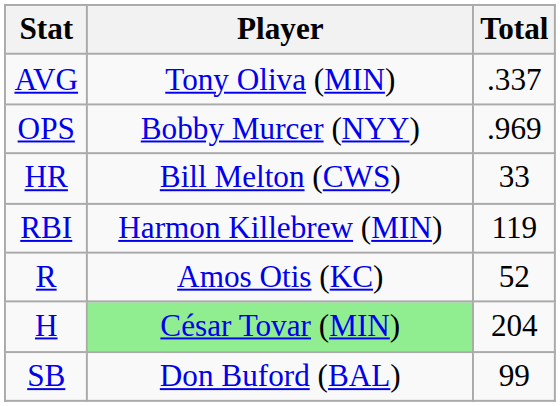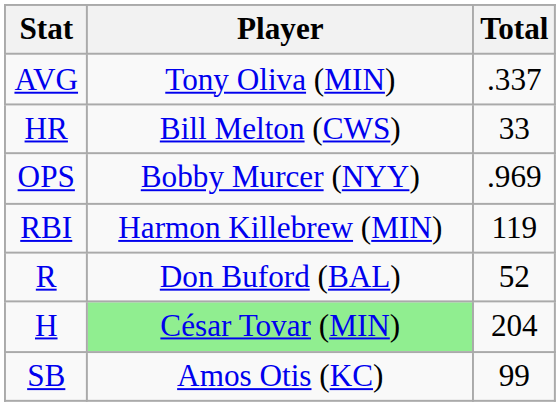rows swapped: (46, 128) <-> (46, 177)
(280, 276) Amos Otis (KC) -> (280, 276) Don Buford (BAL)
(280, 375) Don Buford (BAL) -> (280, 375) Amos Otis (KC)
